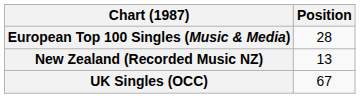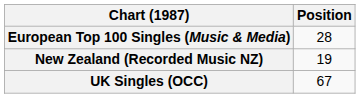(324, 59) 13 -> (324, 59) 19
